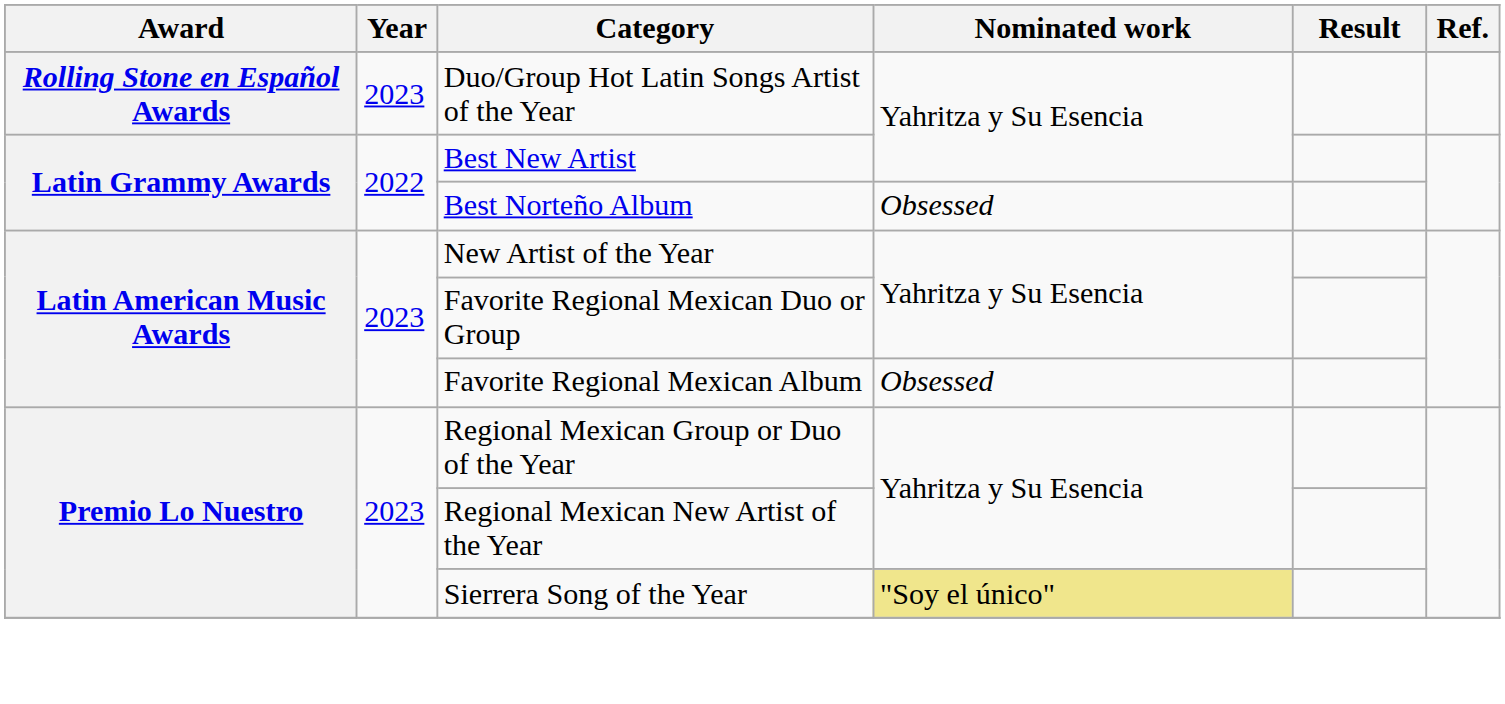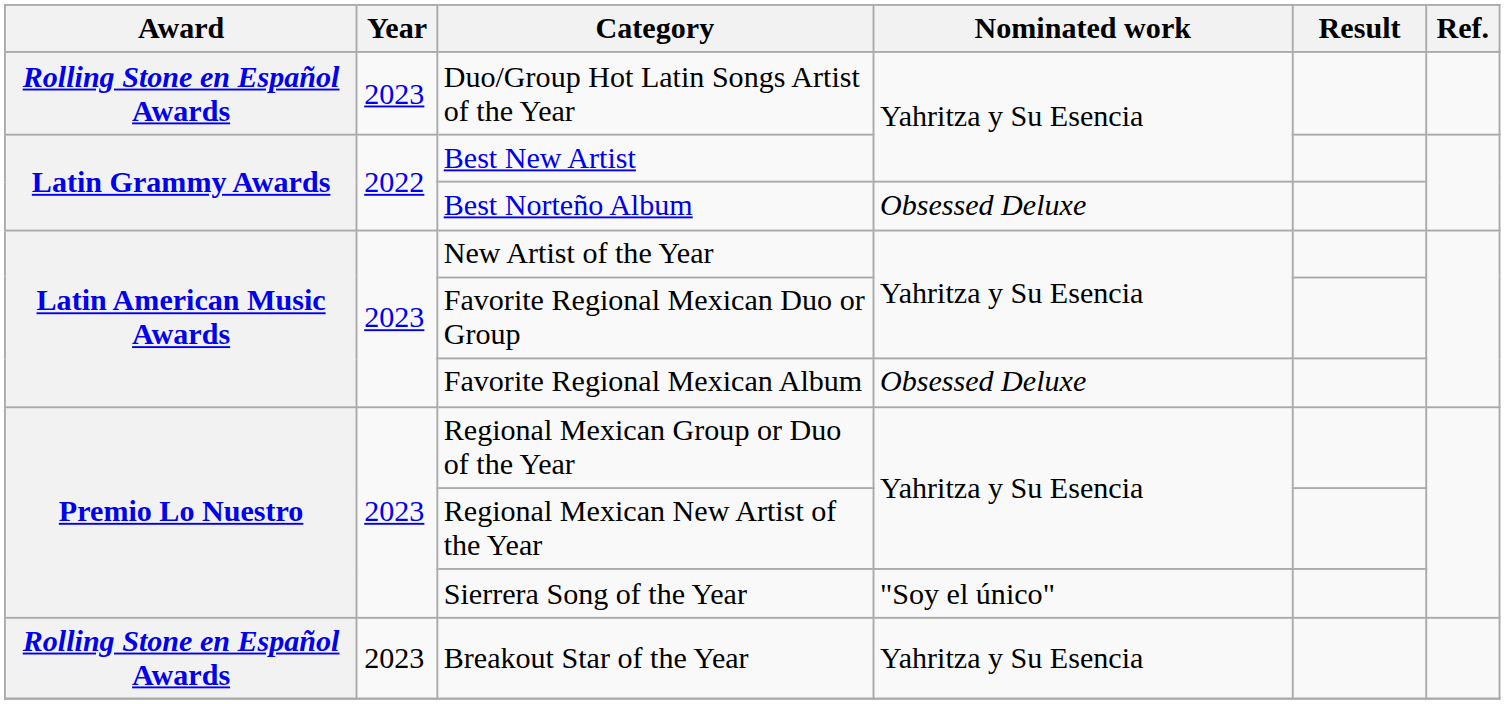(937, 205) Obsessed -> (983, 205) Obsessed Deluxe
(937, 382) Obsessed -> (983, 382) Obsessed Deluxe
(967, 593) khaki background -> (967, 593) no background
+ row: (596, 657)
